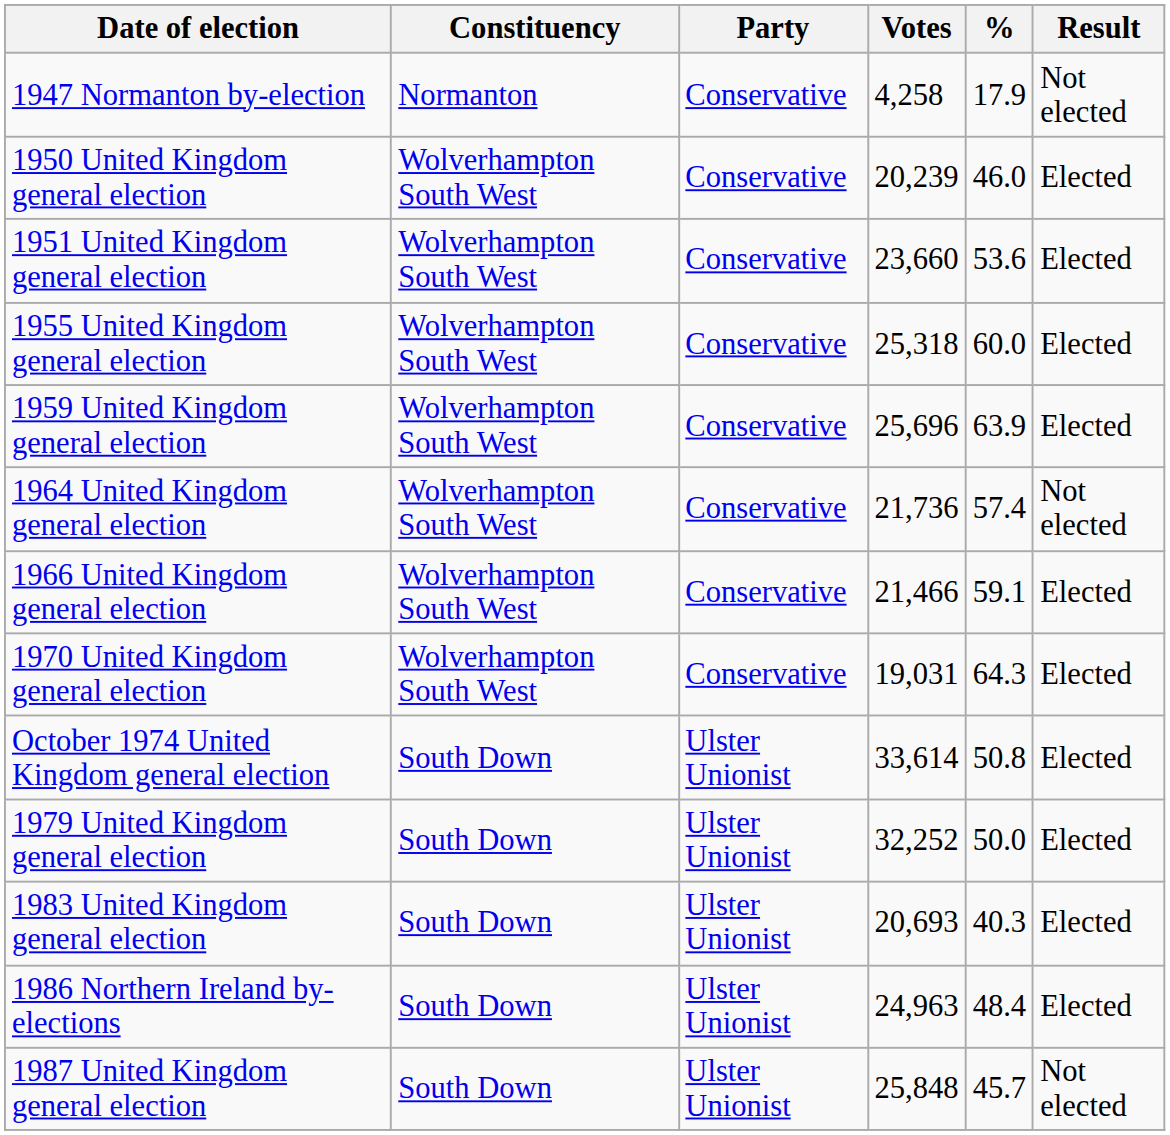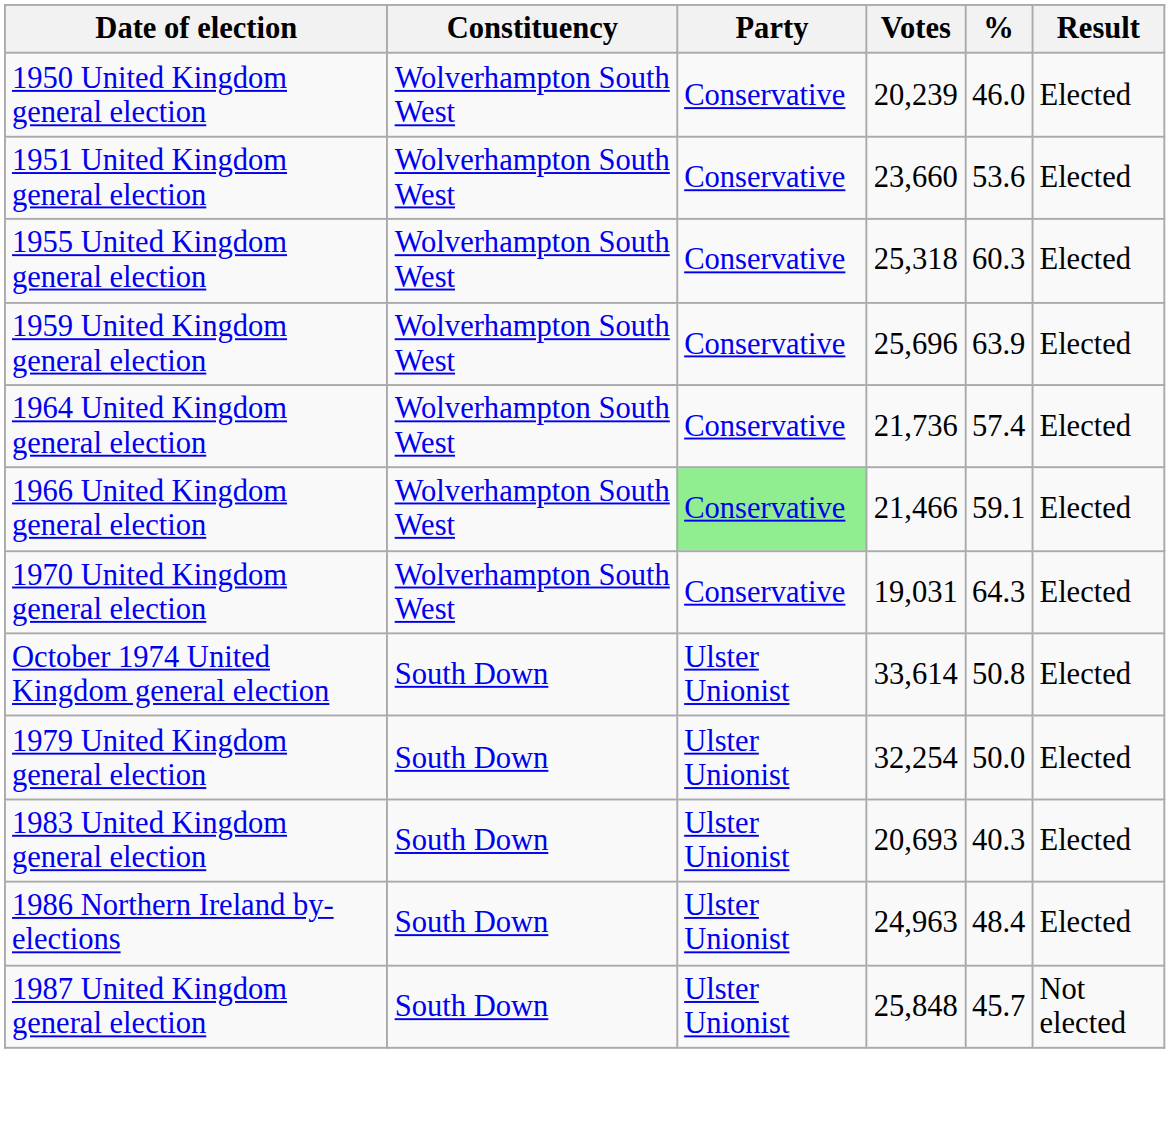- row: (189, 94)
(999, 342) 60.0 -> (999, 260) 60.3
(1083, 508) Not elected -> (1085, 425) Elected
(766, 591) no background -> (765, 508) lightgreen background
(917, 840) 32,252 -> (916, 757) 32,254
